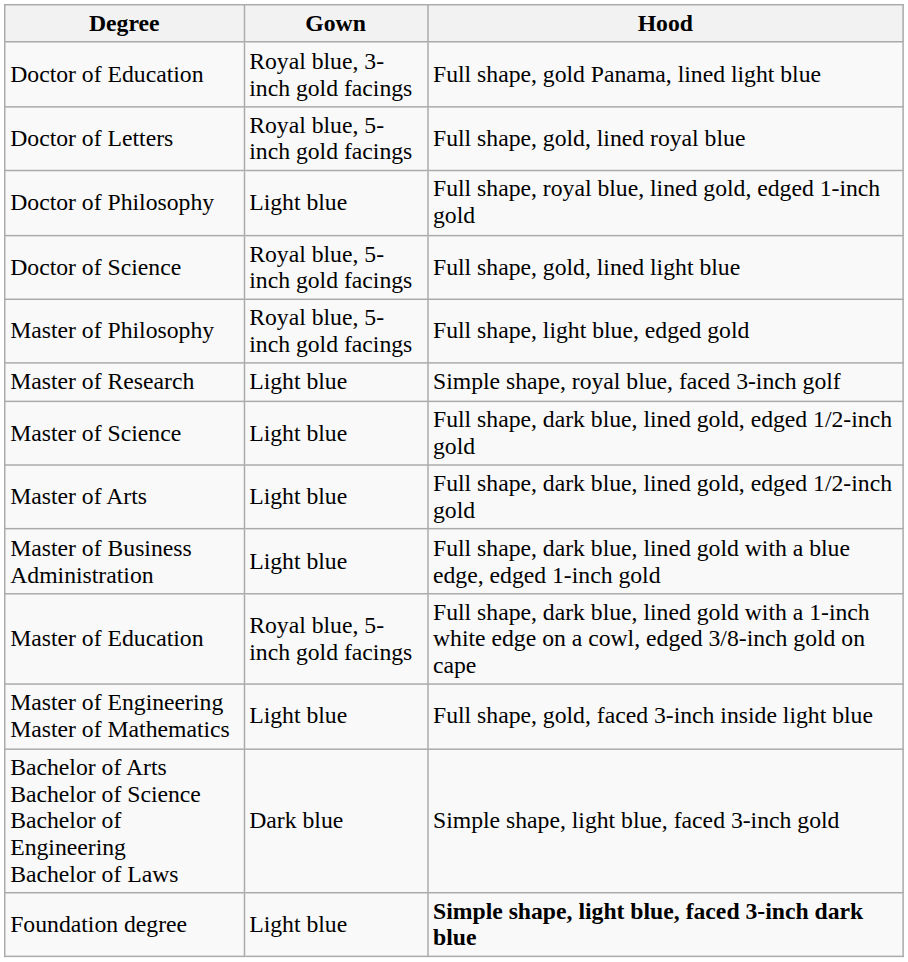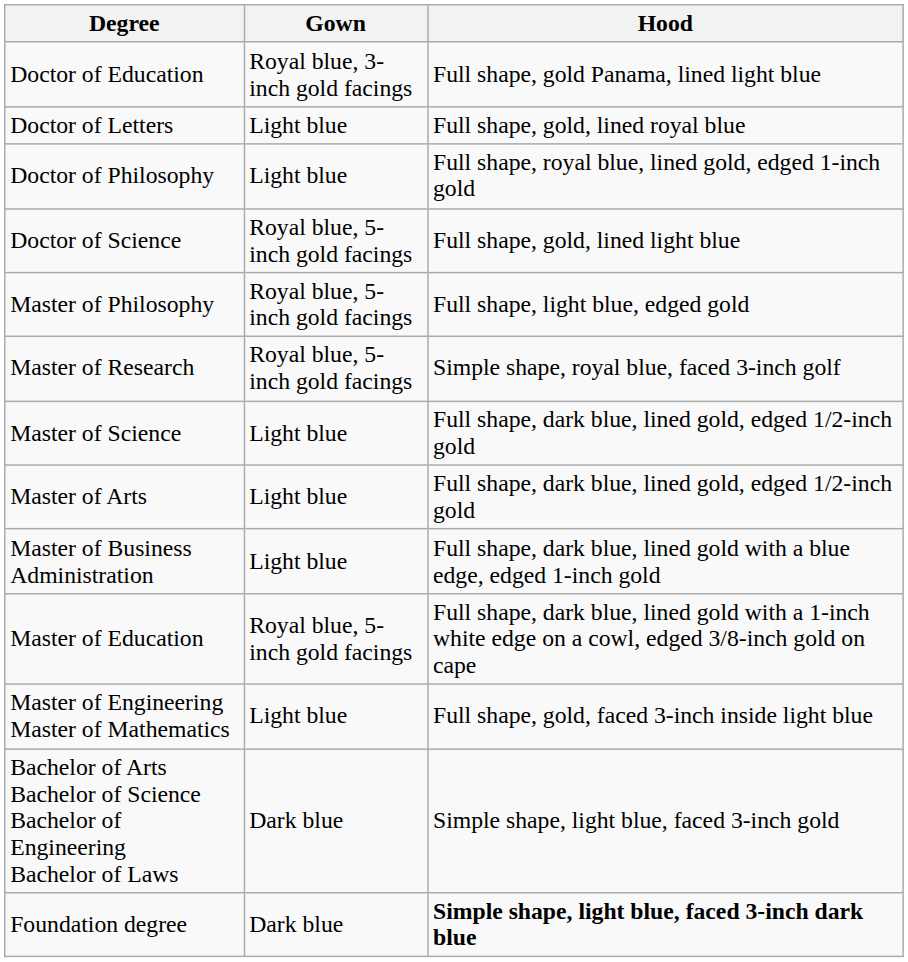(331, 138) Royal blue, 5-inch gold facings -> (298, 125) Light blue
(298, 381) Light blue -> (331, 368) Royal blue, 5-inch gold facings
(298, 924) Light blue -> (296, 924) Dark blue
